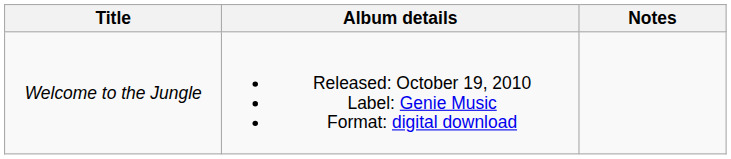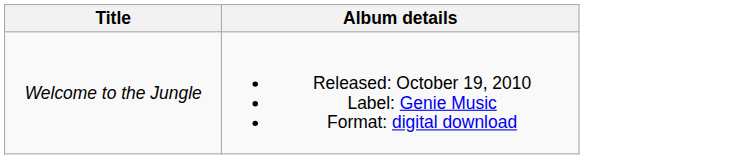- column: (652, 18)
